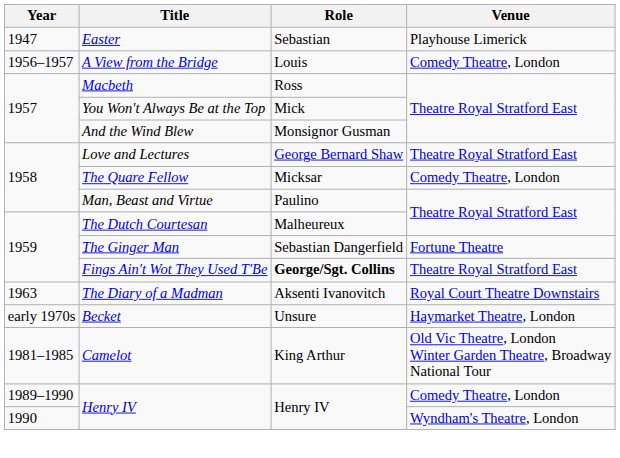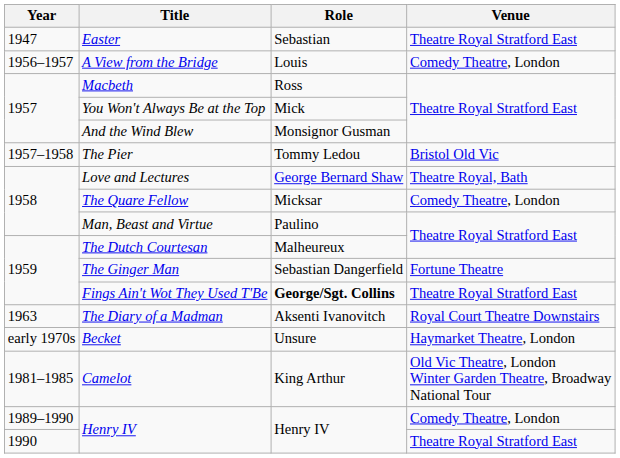(468, 39) Playhouse Limerick -> (493, 39) Theatre Royal Stratford East
+ row: (41, 154)
(493, 154) Theatre Royal Stratford East -> (469, 177) Theatre Royal, Bath
(494, 418) Wyndham's Theatre, London -> (493, 441) Theatre Royal Stratford East
